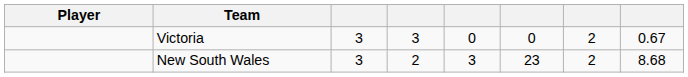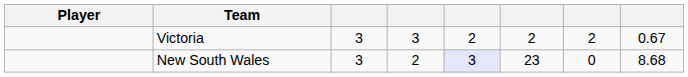(472, 38) 0 -> (472, 38) 2
(532, 38) 0 -> (532, 38) 2
(472, 60) no background -> (472, 60) lavender background
(592, 60) 2 -> (592, 60) 0
